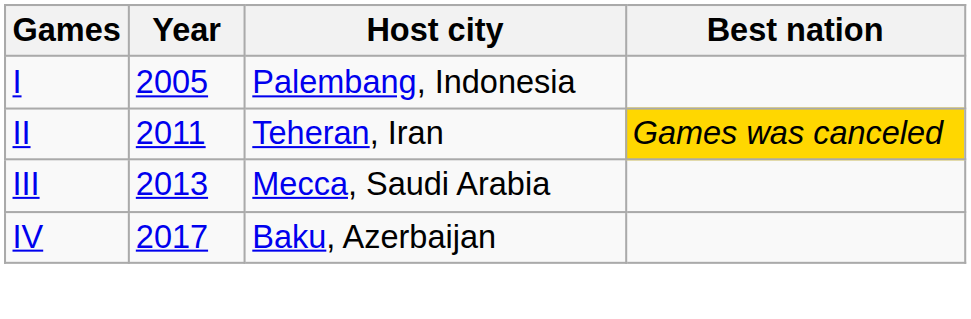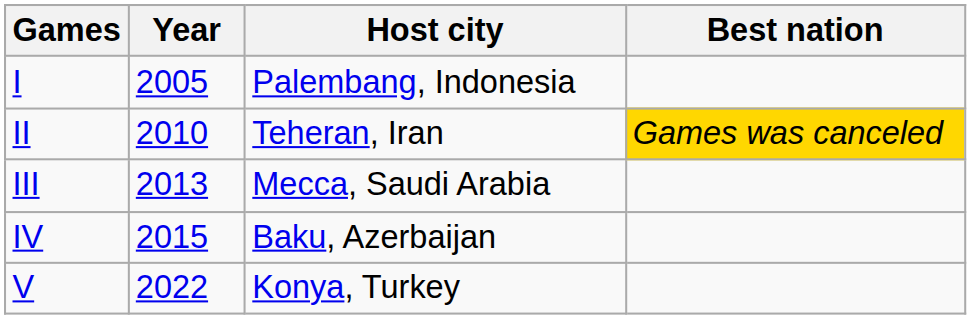(171, 133) 2011 -> (172, 133) 2010
(172, 236) 2017 -> (172, 236) 2015
+ row: (23, 287)
